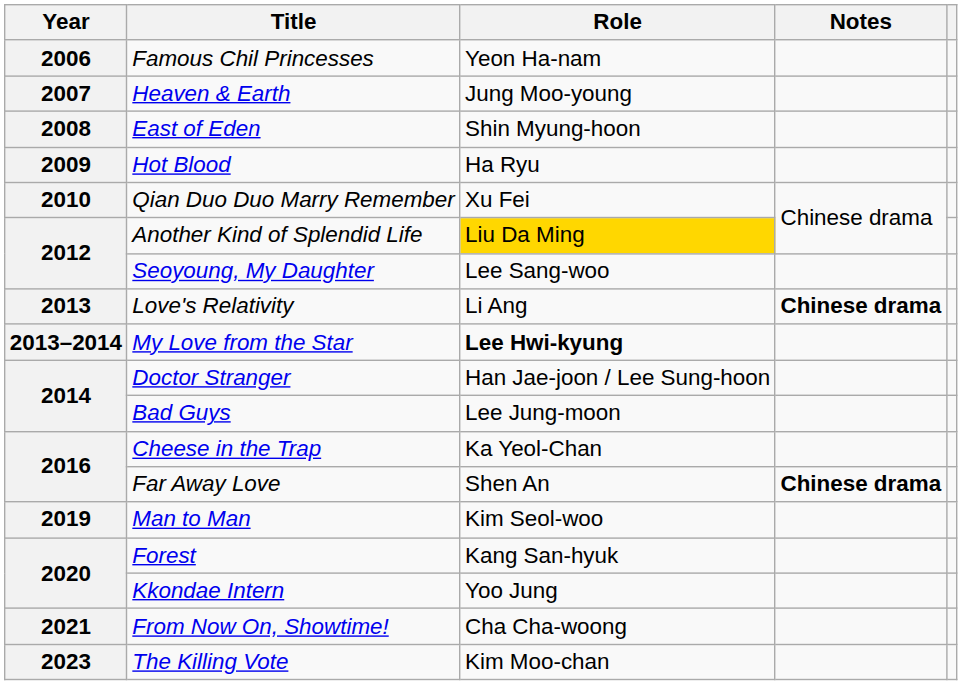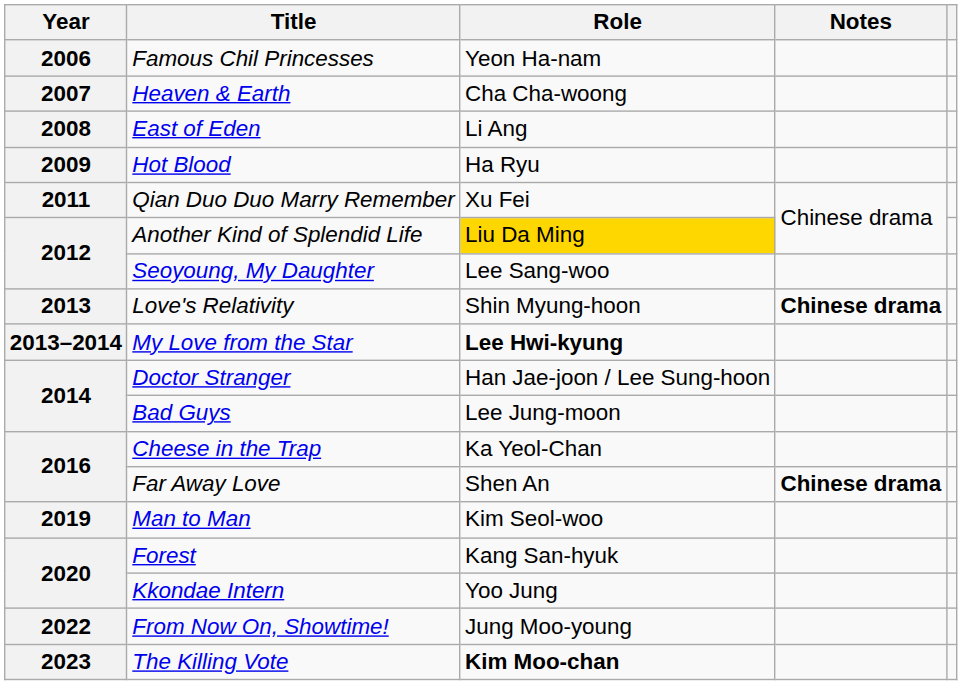(548, 93) Jung Moo-young -> (546, 93) Cha Cha-woong
(553, 128) Shin Myung-hoon -> (496, 128) Li Ang
(66, 199) 2010 -> (66, 199) 2011
(496, 306) Li Ang -> (553, 306) Shin Myung-hoon
(66, 626) 2021 -> (66, 626) 2022
(546, 626) Cha Cha-woong -> (548, 626) Jung Moo-young
(537, 661) normal -> (542, 661) bold
